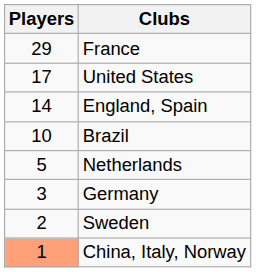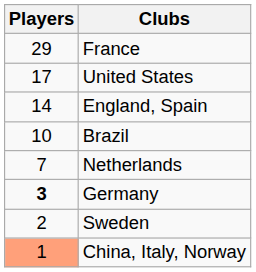(42, 164) 5 -> (42, 164) 7
(42, 194) normal -> (42, 194) bold
